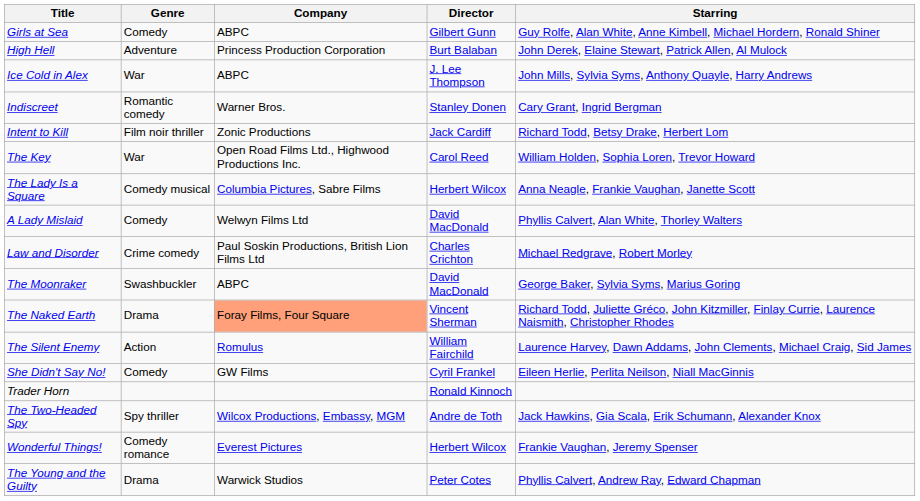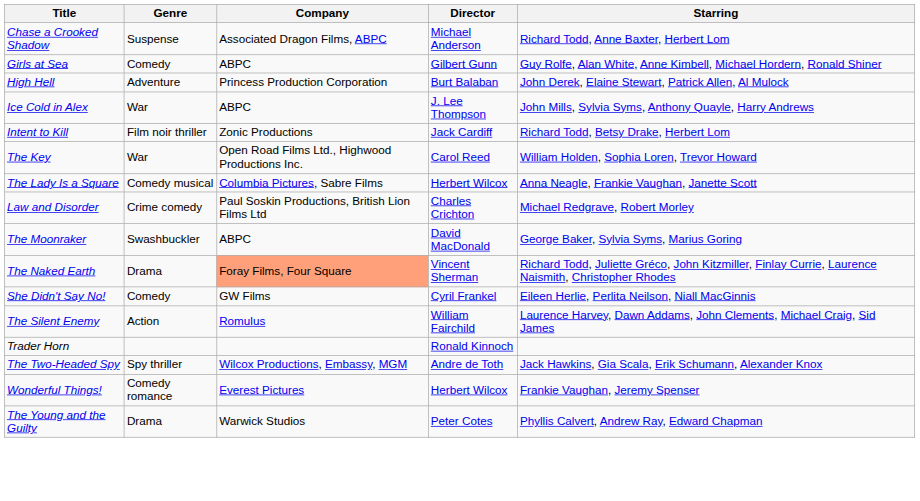+ row: (53, 38)
- row: (32, 107)
- row: (45, 221)
rows swapped: (56, 372) <-> (53, 347)
